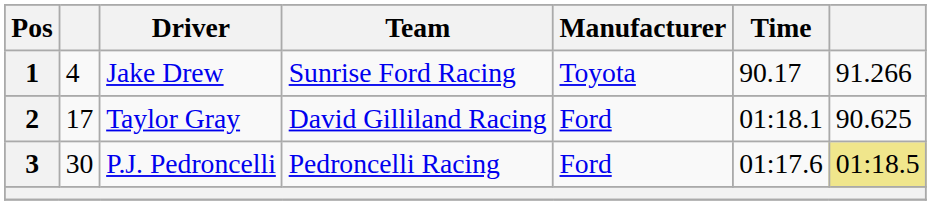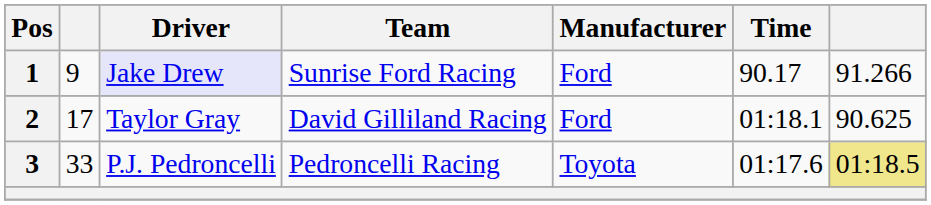(73, 73) 4 -> (73, 73) 9
(165, 73) no background -> (165, 73) lavender background
(598, 73) Toyota -> (586, 73) Ford
(79, 164) 30 -> (79, 164) 33
(586, 164) Ford -> (598, 164) Toyota
